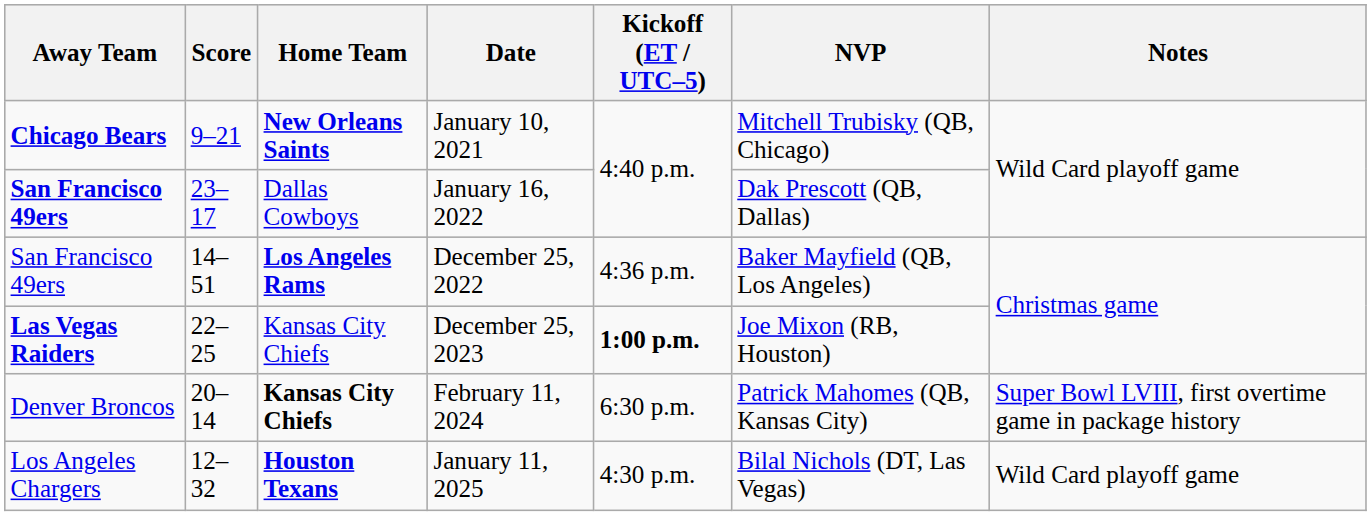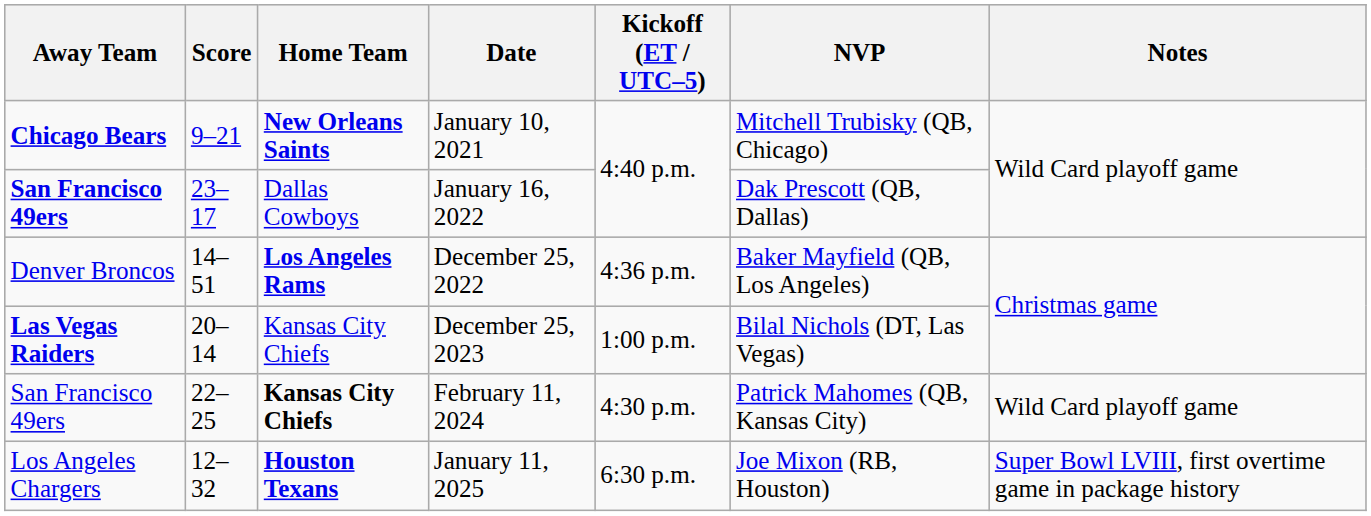(81, 271) San Francisco 49ers -> (93, 271) Denver Broncos
(210, 339) 22–25 -> (210, 339) 20–14
(650, 339) bold -> (648, 339) normal
(818, 339) Joe Mixon (RB, Houston) -> (850, 339) Bilal Nichols (DT, Las Vegas)
(93, 407) Denver Broncos -> (81, 407) San Francisco 49ers
(210, 407) 20–14 -> (210, 407) 22–25
(648, 407) 6:30 p.m. -> (648, 407) 4:30 p.m.
(1161, 407) Super Bowl LVIII, first overtime game in package history -> (1117, 407) Wild Card playoff game
(648, 475) 4:30 p.m. -> (648, 475) 6:30 p.m.
(851, 475) Bilal Nichols (DT, Las Vegas) -> (817, 475) Joe Mixon (RB, Houston)
(1117, 475) Wild Card playoff game -> (1160, 475) Super Bowl LVIII, first overtime game in package history
